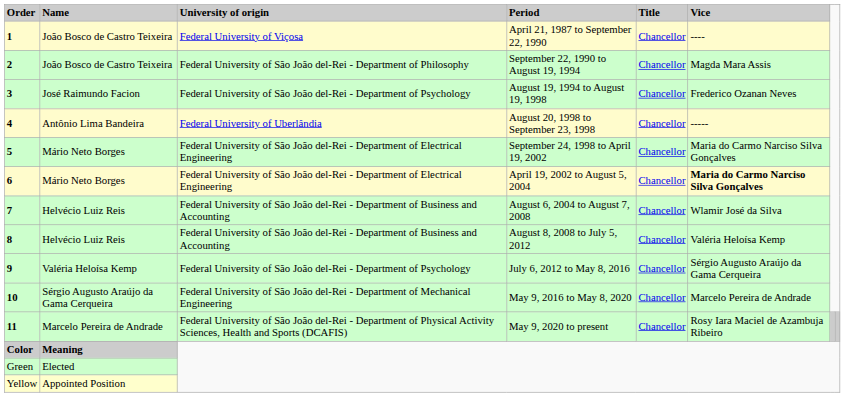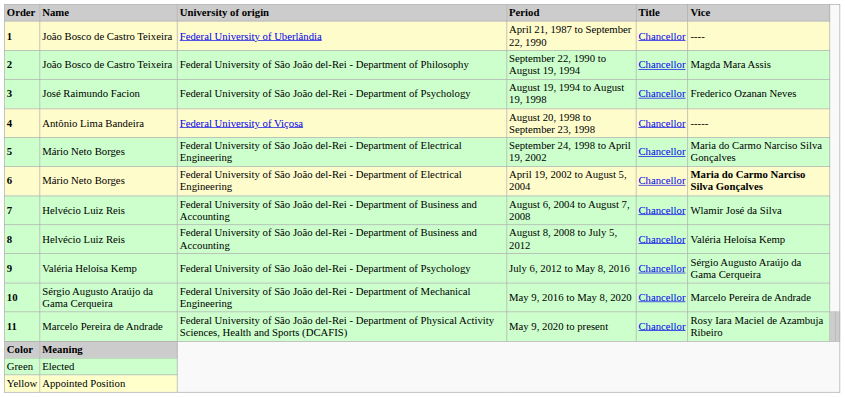(241, 36) Federal University of Viçosa -> (251, 36) Federal University of Uberlândia
(251, 123) Federal University of Uberlândia -> (241, 123) Federal University of Viçosa
